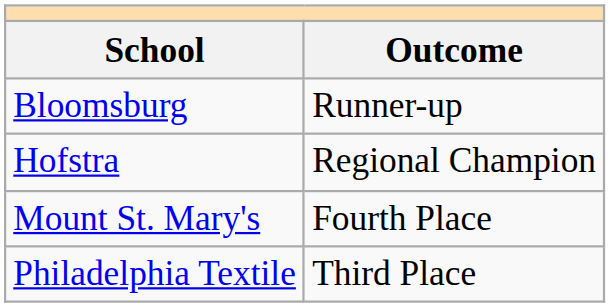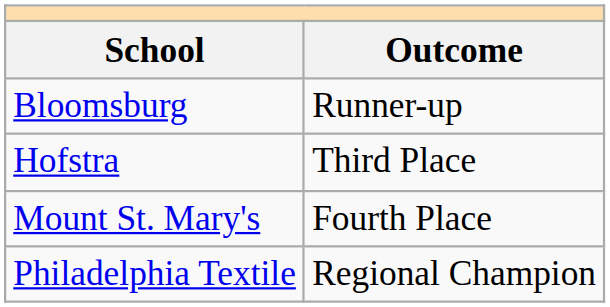(454, 161) Regional Champion -> (394, 161) Third Place
(394, 273) Third Place -> (454, 273) Regional Champion
